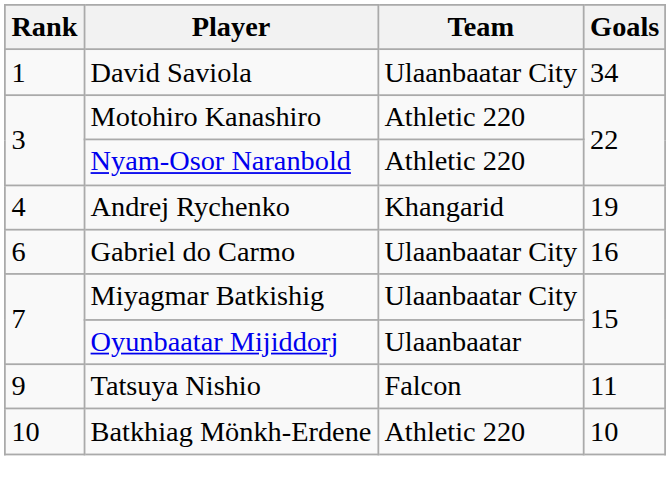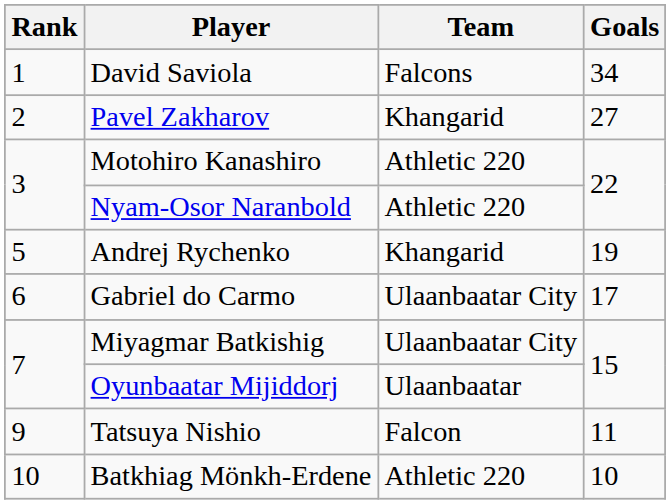(481, 71) Ulaanbaatar City -> (428, 71) Falcons
+ row: (180, 116)
(18, 206) 4 -> (18, 251) 5
(604, 251) 16 -> (604, 296) 17
